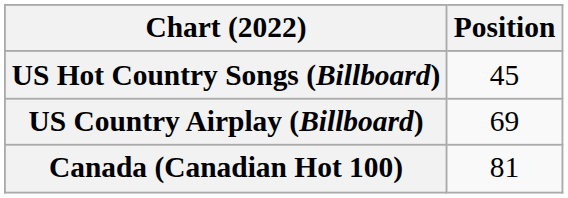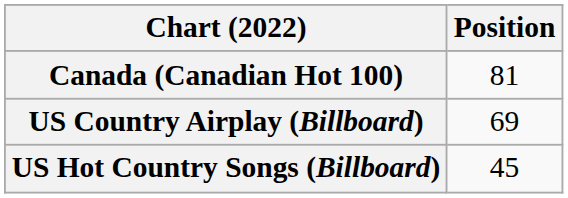rows swapped: (226, 167) <-> (226, 74)
